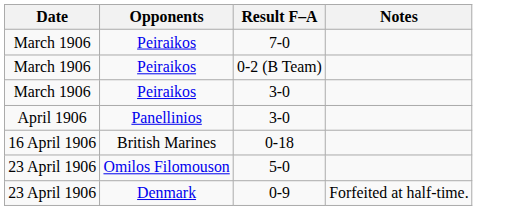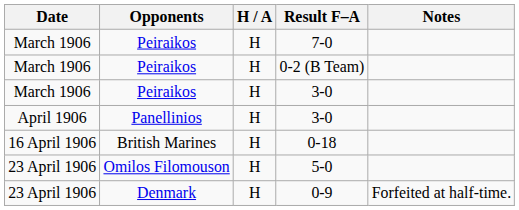+ column: (255, 17)
